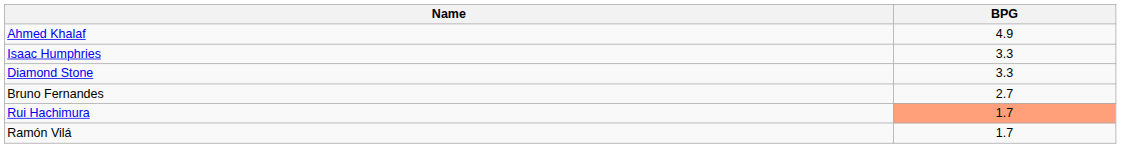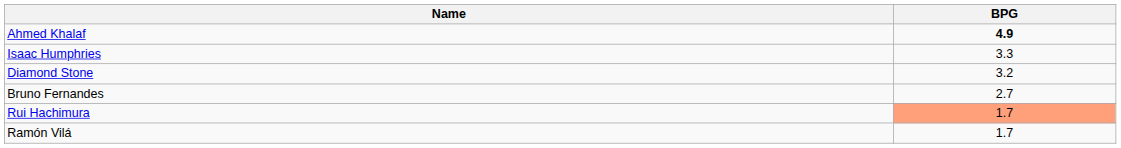(1004, 34) normal -> (1004, 34) bold
(1004, 73) 3.3 -> (1004, 73) 3.2
